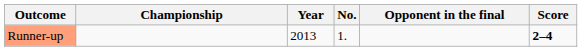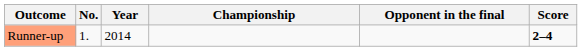columns swapped: (347, 14) <-> (182, 14)
(303, 35) 2013 -> (118, 35) 2014
